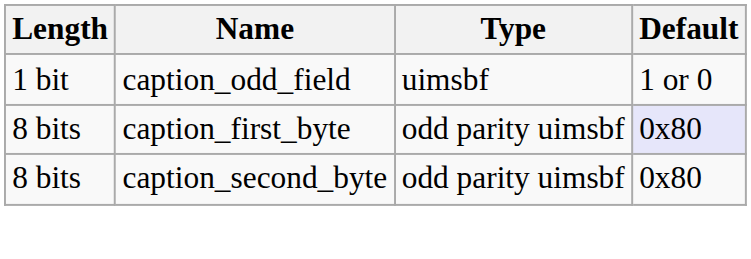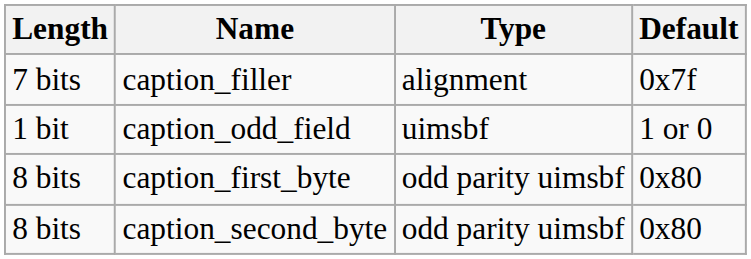+ row: (207, 79)
(671, 128) lavender background -> (671, 178) no background
